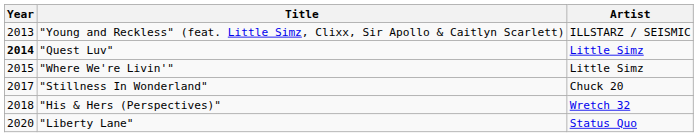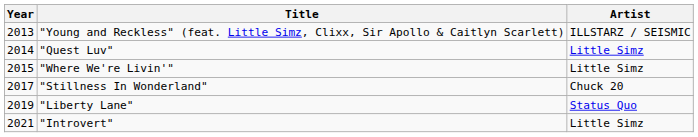(21, 50) bold -> (21, 50) normal
- row: (130, 105)
(21, 123) 2020 -> (21, 105) 2019
+ row: (76, 123)
